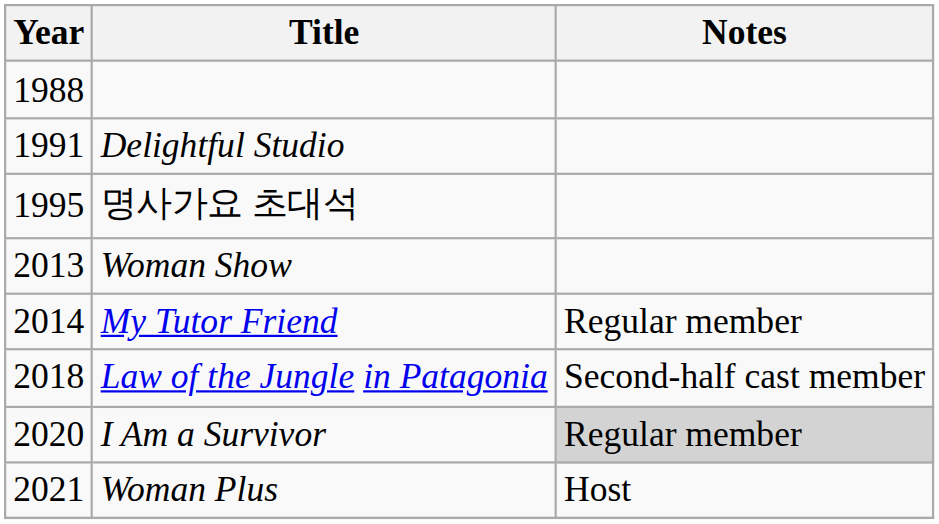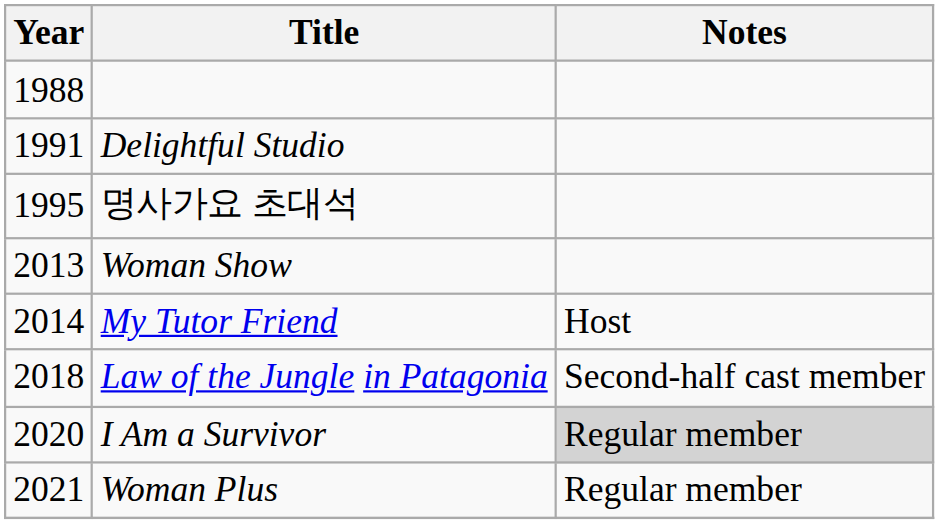(683, 320) Regular member -> (598, 320) Host
(598, 489) Host -> (683, 489) Regular member
